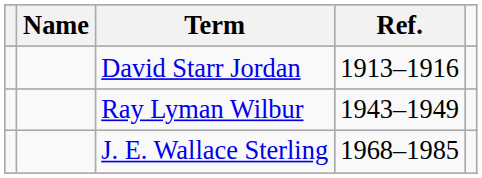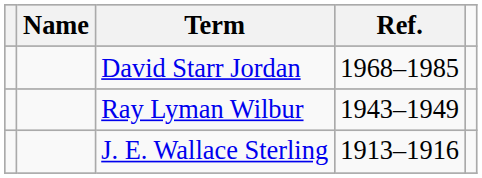(400, 67) 1913–1916 -> (400, 67) 1968–1985
(400, 151) 1968–1985 -> (400, 151) 1913–1916
